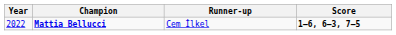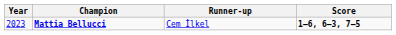(16, 24) 2022 -> (16, 24) 2023
